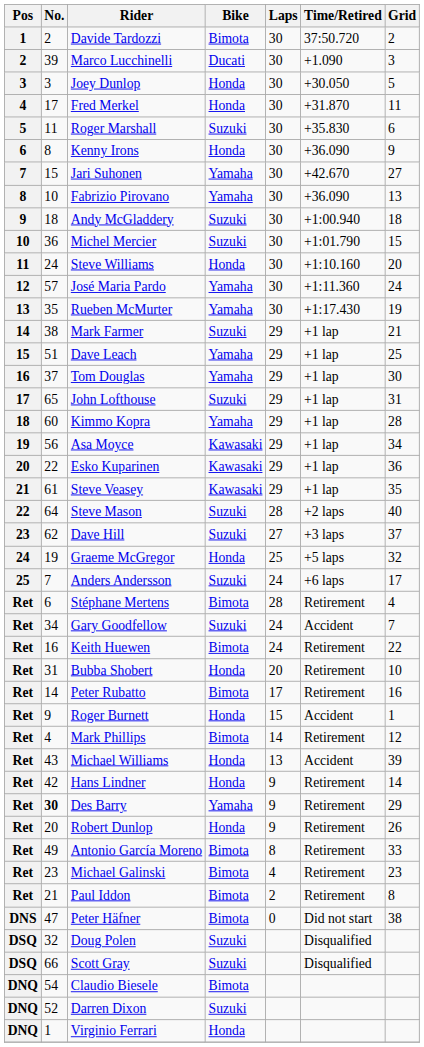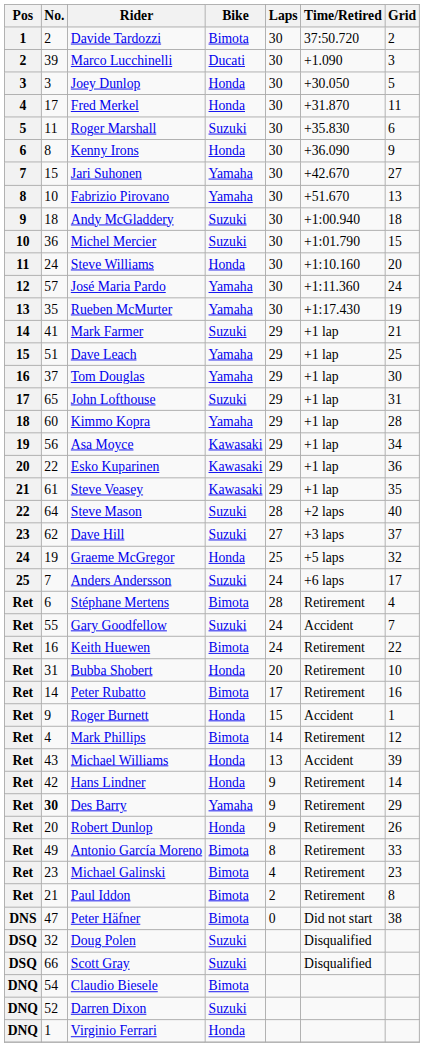(327, 196) +36.090 -> (327, 196) +51.670
(51, 331) 38 -> (51, 331) 41
(51, 624) 34 -> (51, 624) 55
